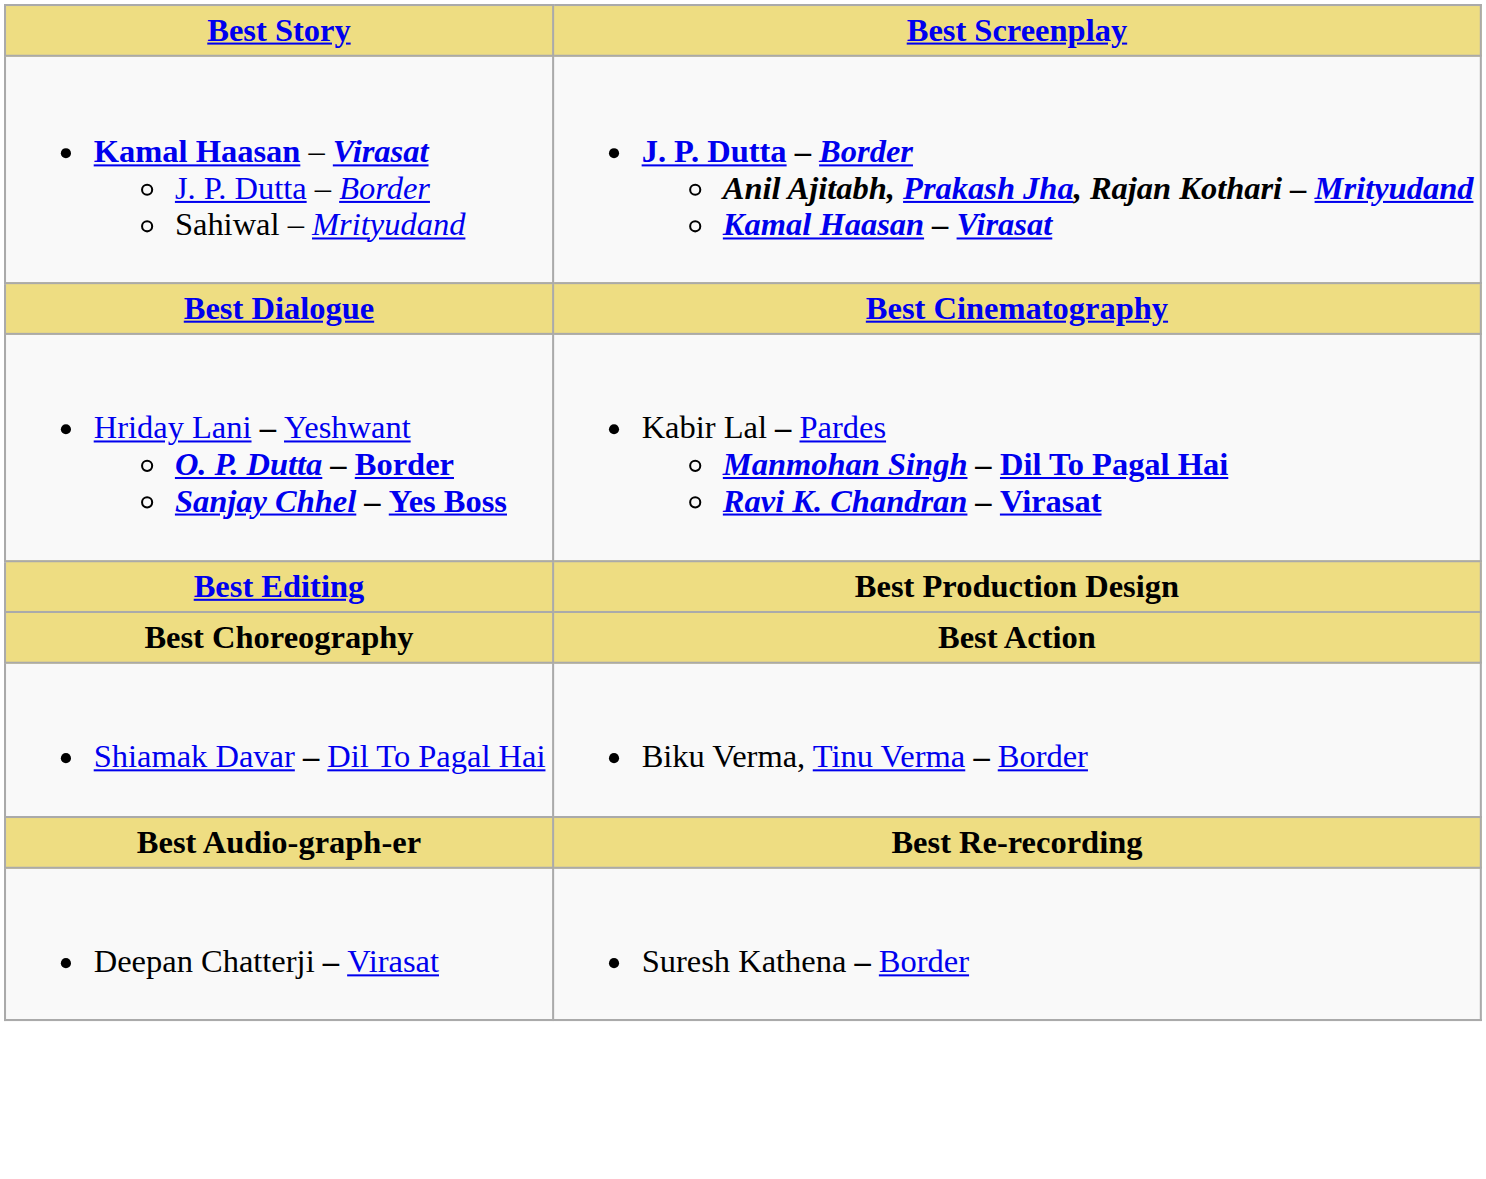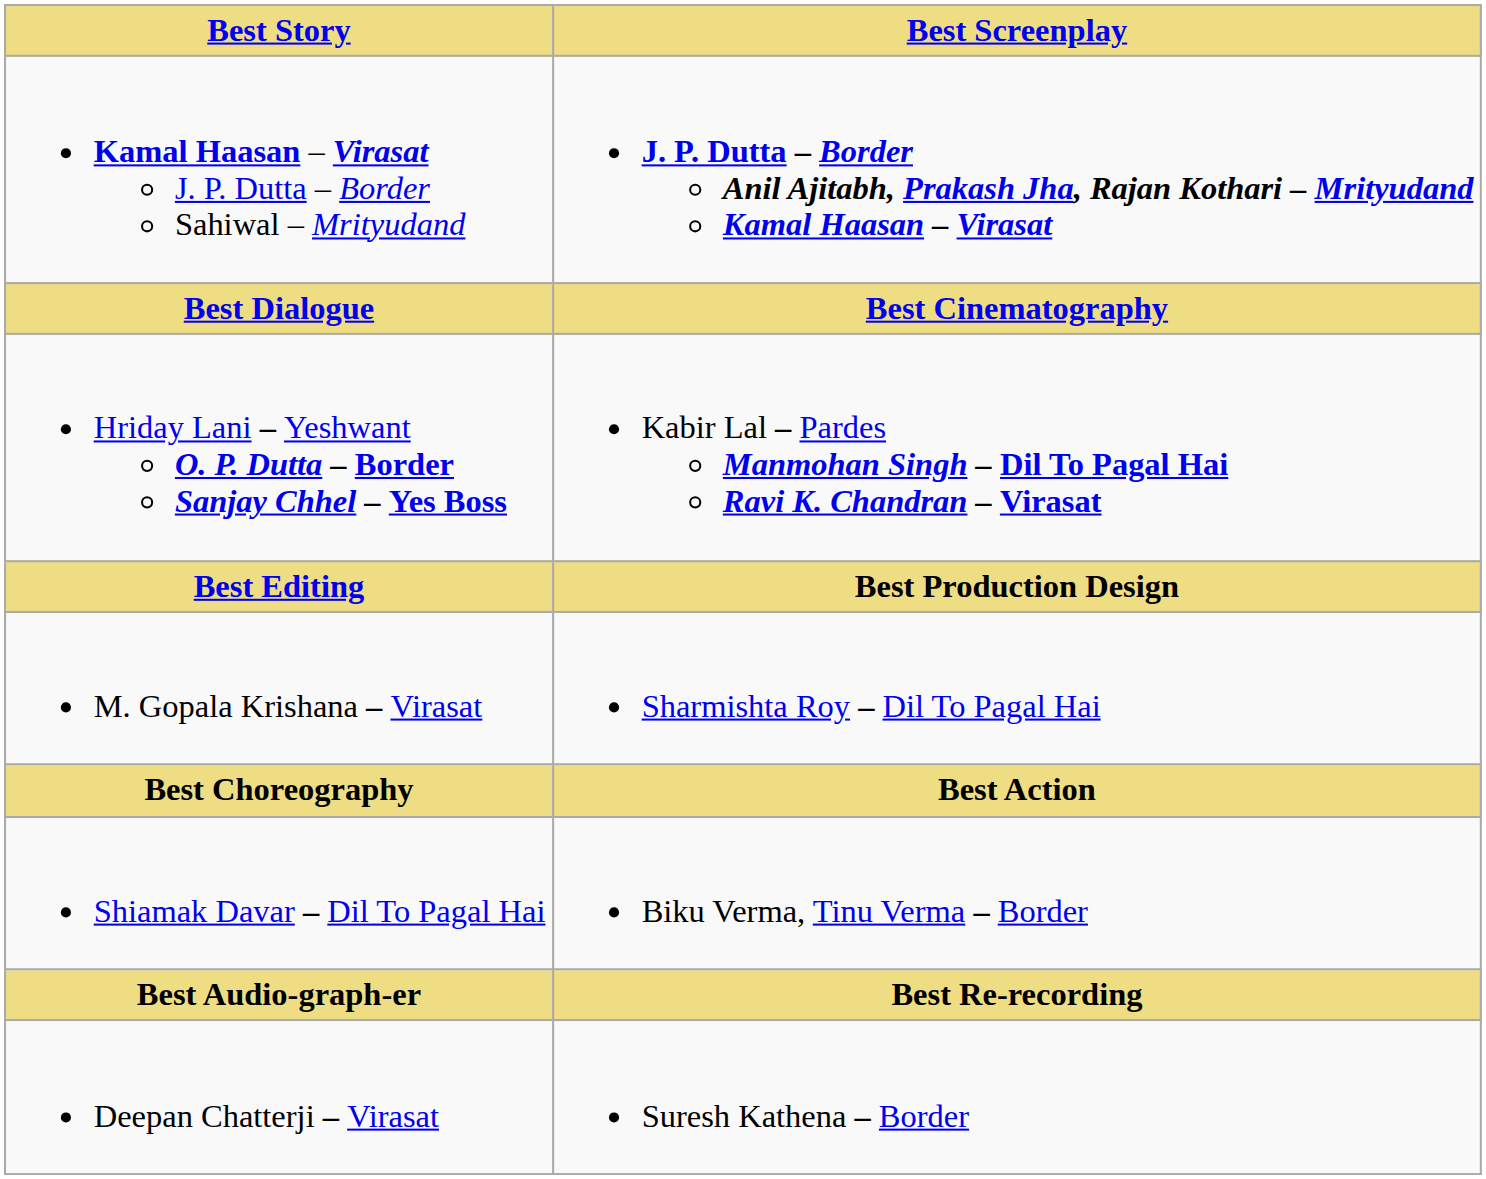+ row: (279, 707)
